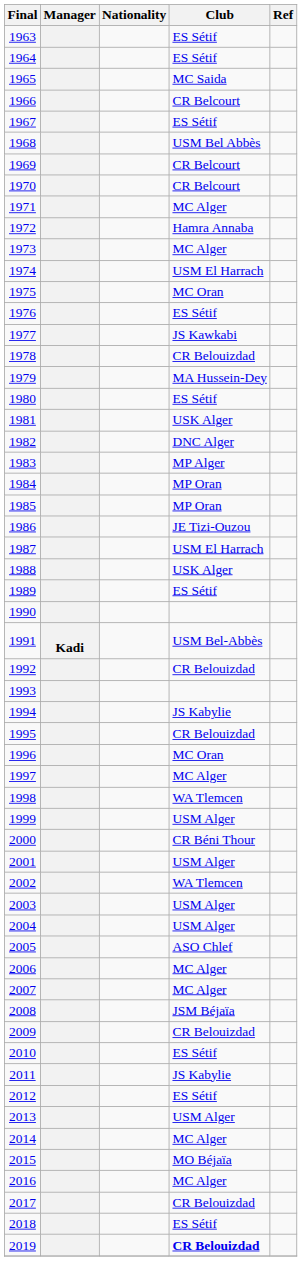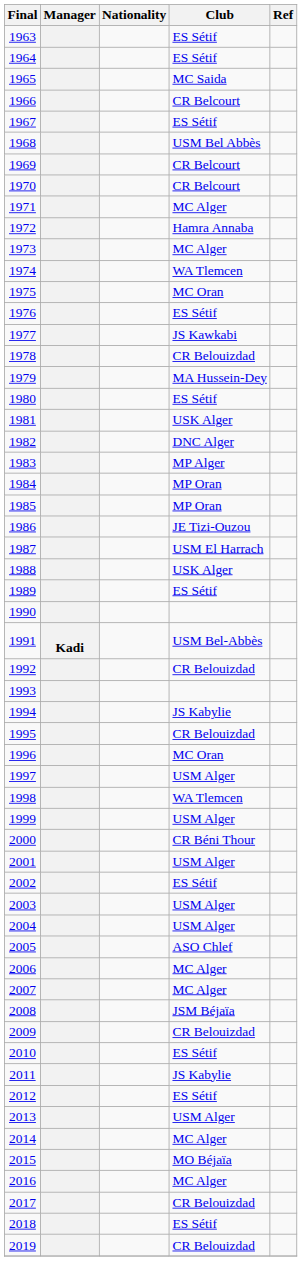(218, 270) USM El Harrach -> (208, 270) WA Tlemcen
(200, 776) MC Alger -> (204, 776) USM Alger
(208, 882) WA Tlemcen -> (195, 882) ES Sétif
(216, 1245) bold -> (214, 1245) normal
